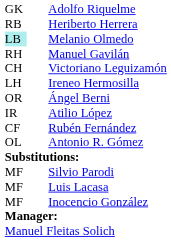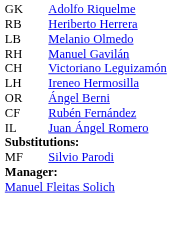(13, 39) paleturquoise background -> (13, 39) no background
- row: (80, 112)
+ row: (98, 127)
- row: (96, 142)
- row: (78, 186)
- row: (98, 201)
